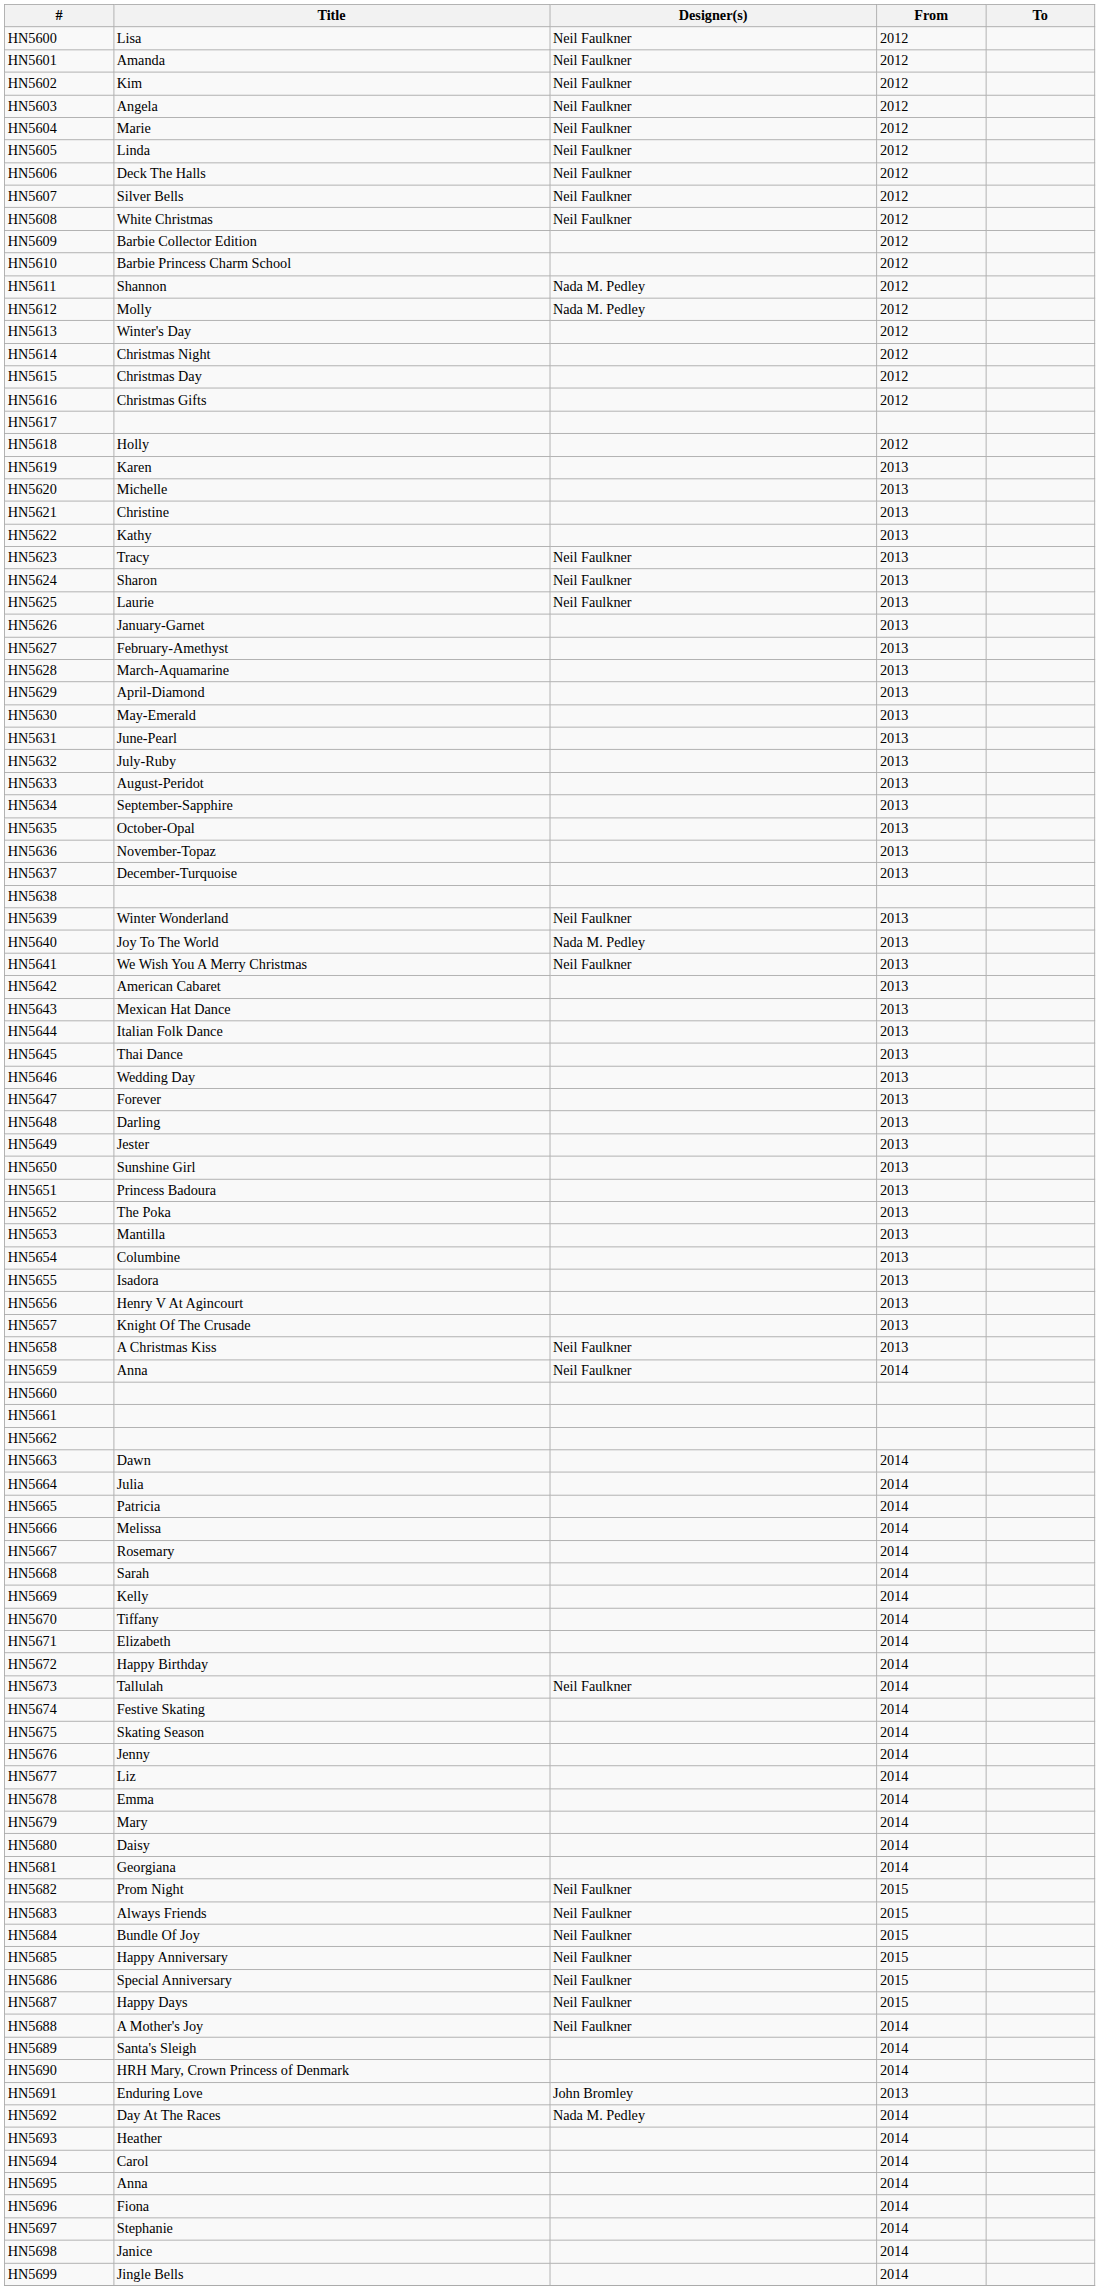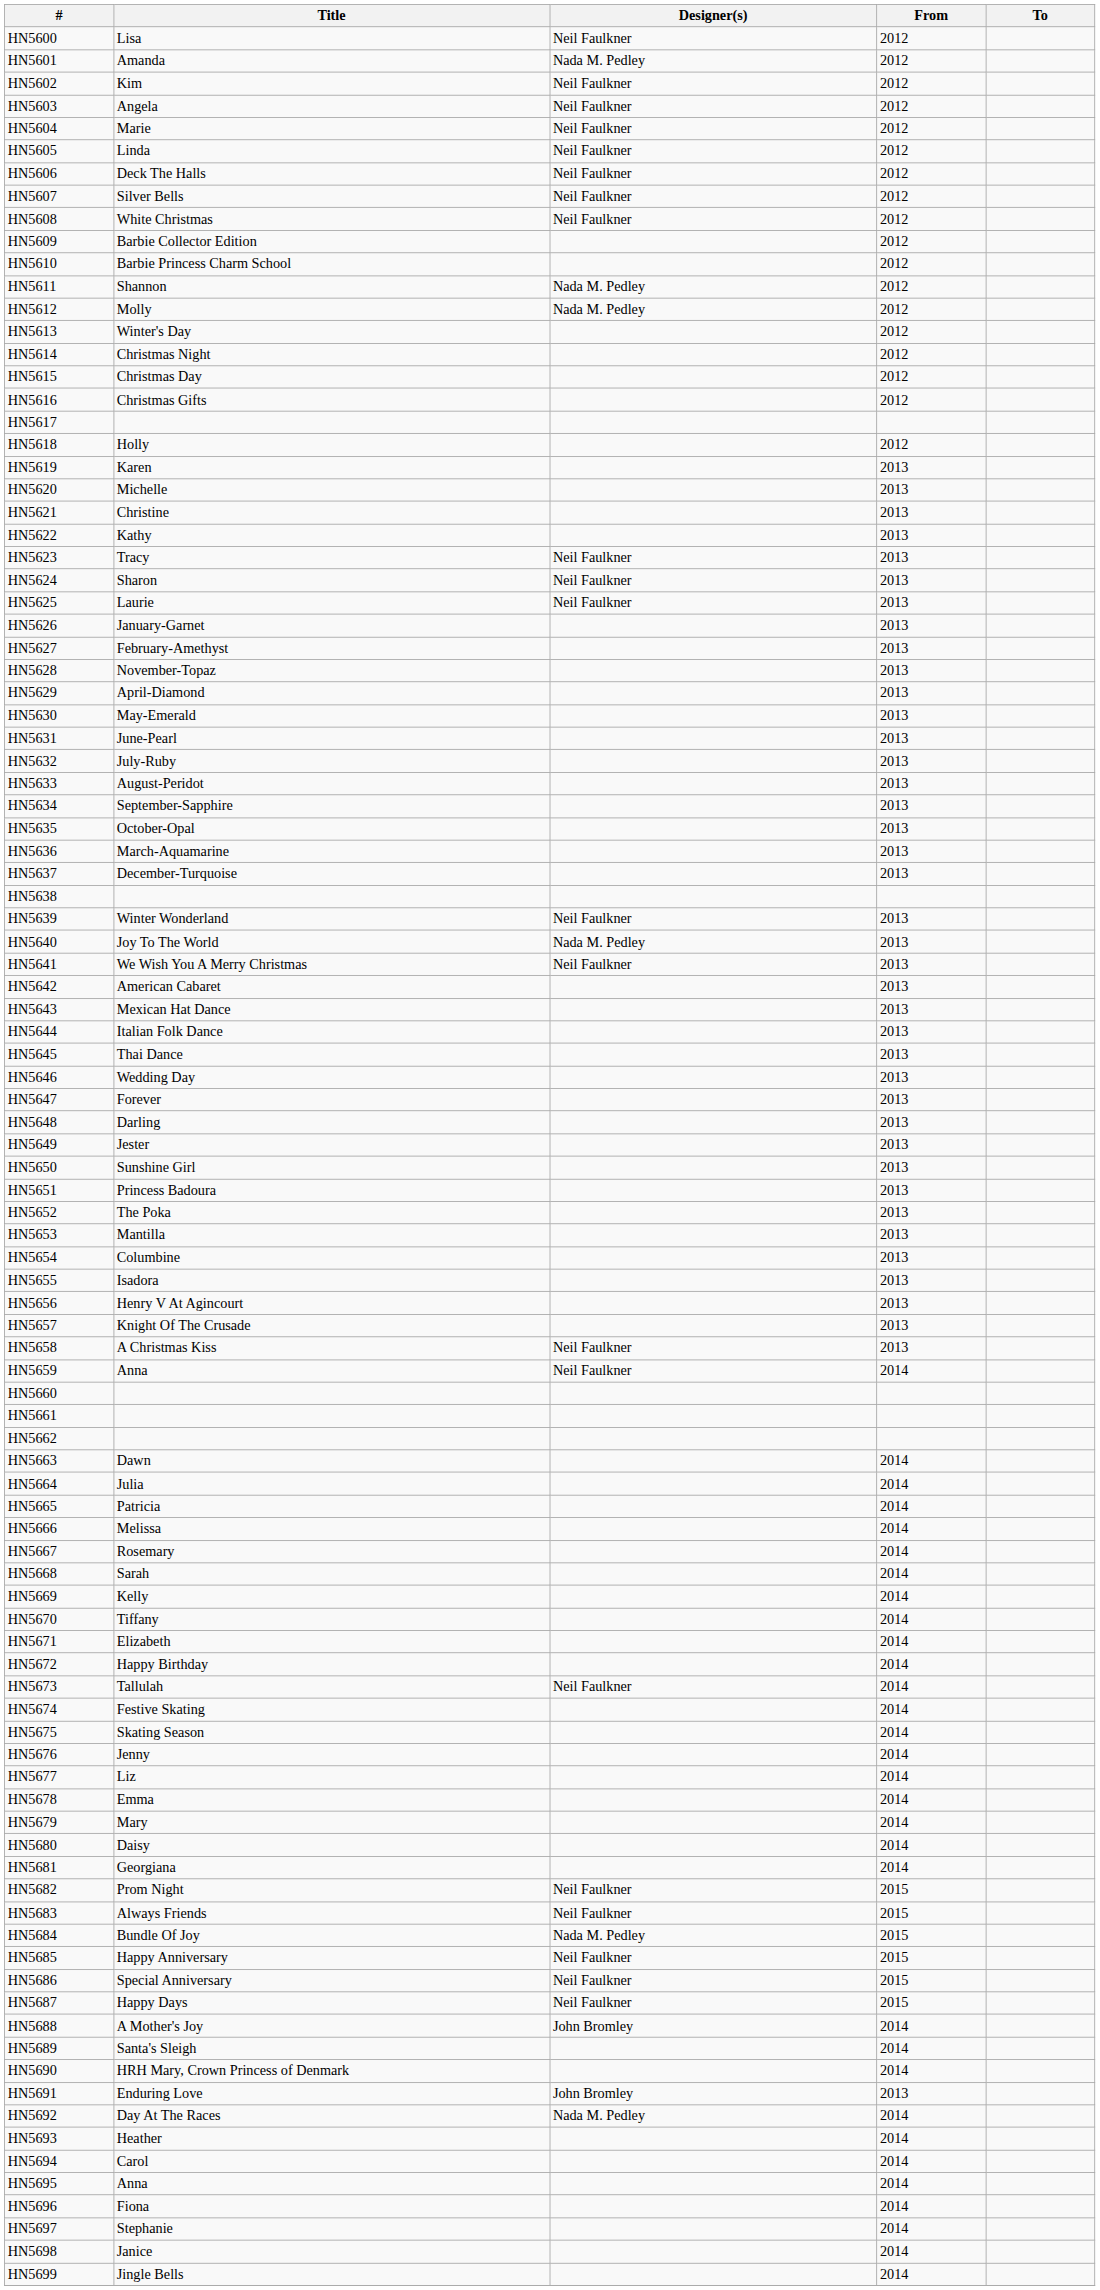(592, 60) Neil Faulkner -> (599, 60) Nada M. Pedley
(173, 670) March-Aquamarine -> (166, 670) November-Topaz
(166, 851) November-Topaz -> (173, 851) March-Aquamarine
(592, 1935) Neil Faulkner -> (599, 1935) Nada M. Pedley
(592, 2025) Neil Faulkner -> (593, 2025) John Bromley
